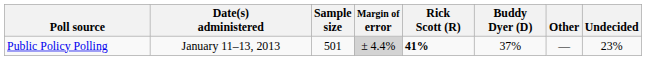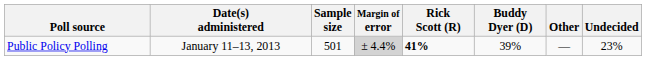(510, 45) 37% -> (510, 45) 39%
